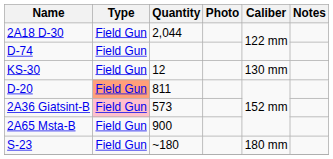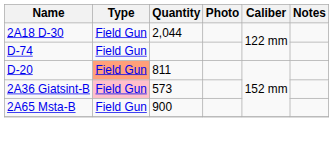- row: (24, 70)
- row: (20, 145)
